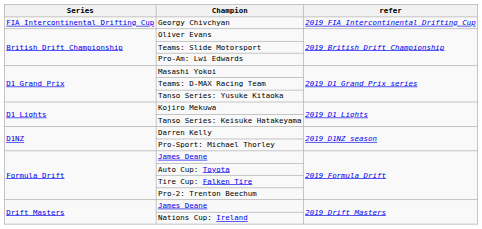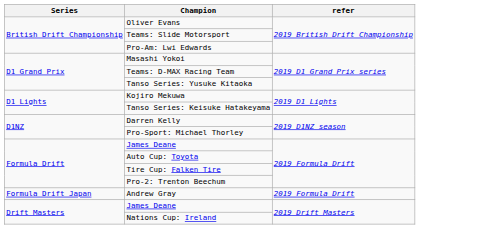- row: (80, 23)
+ row: (49, 194)
